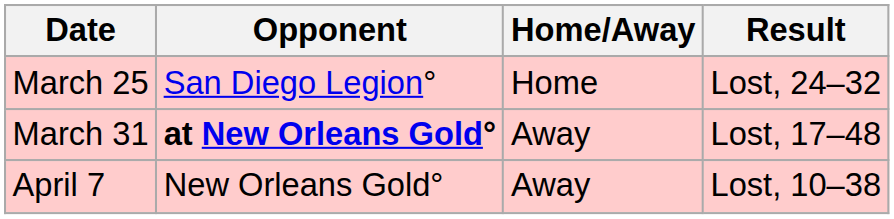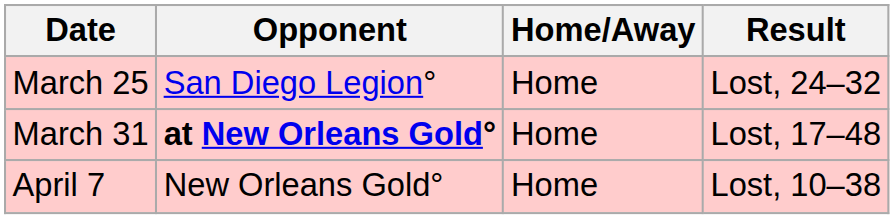(551, 133) Away -> (555, 133) Home
(551, 185) Away -> (555, 185) Home
